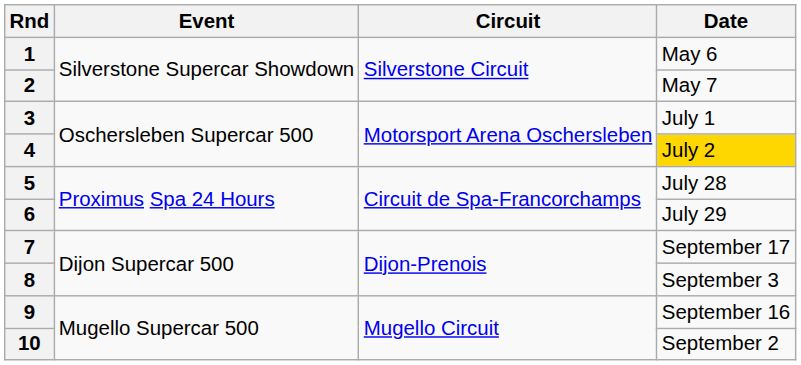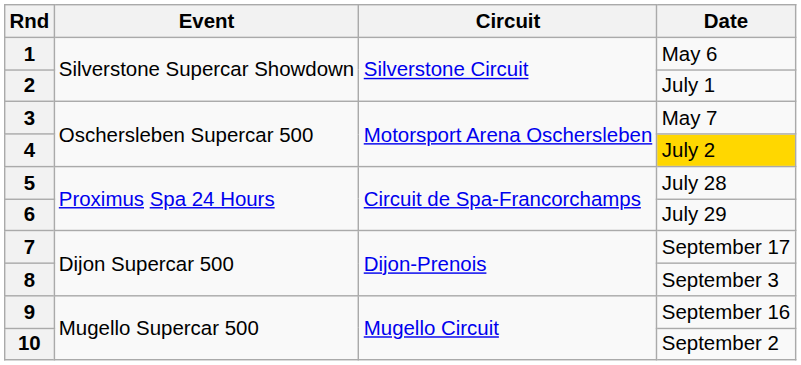(690, 86) May 7 -> (689, 86) July 1
(689, 118) July 1 -> (690, 118) May 7
